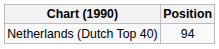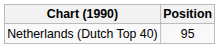(188, 33) 94 -> (188, 33) 95
